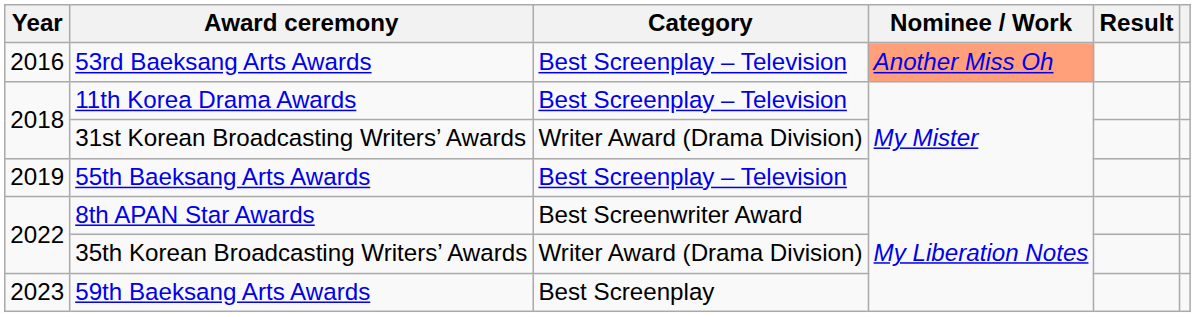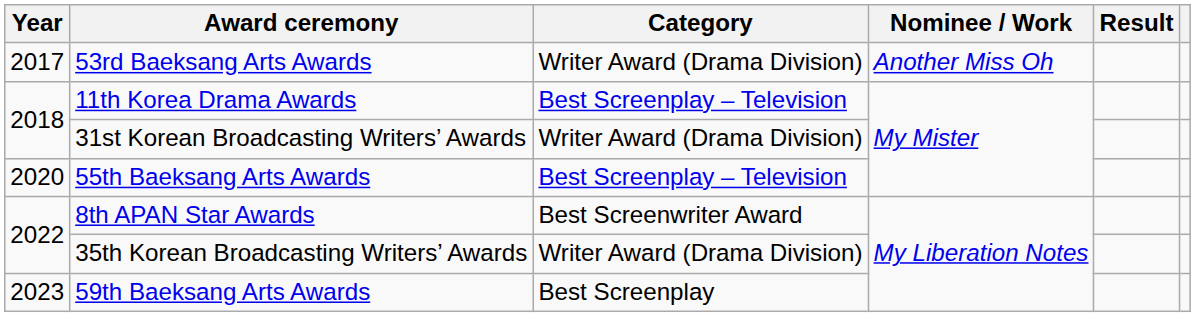(37, 61) 2016 -> (37, 61) 2017
(693, 61) Best Screenplay – Television -> (700, 61) Writer Award (Drama Division)
(964, 61) lightsalmon background -> (964, 61) no background
(37, 176) 2019 -> (37, 176) 2020
